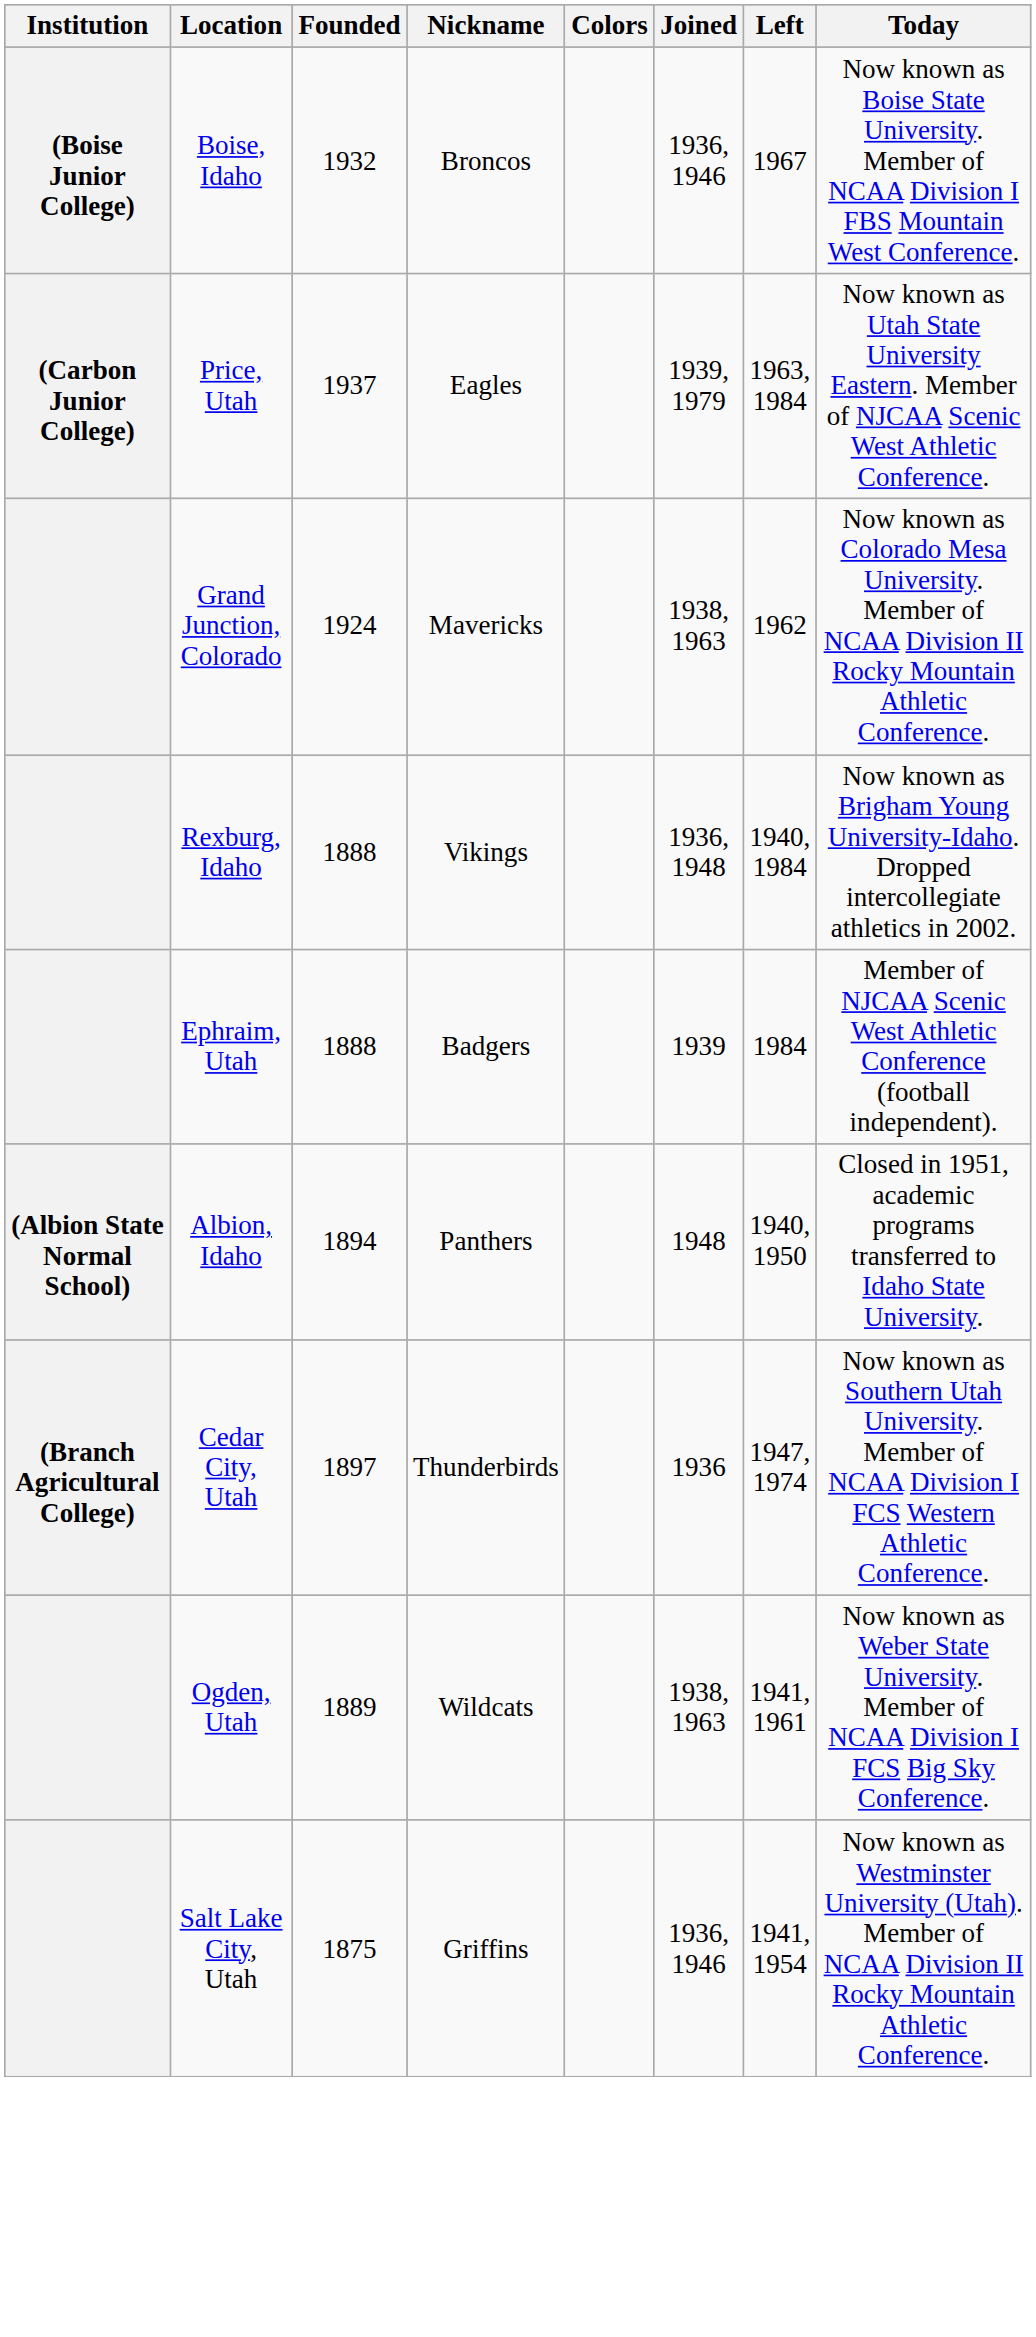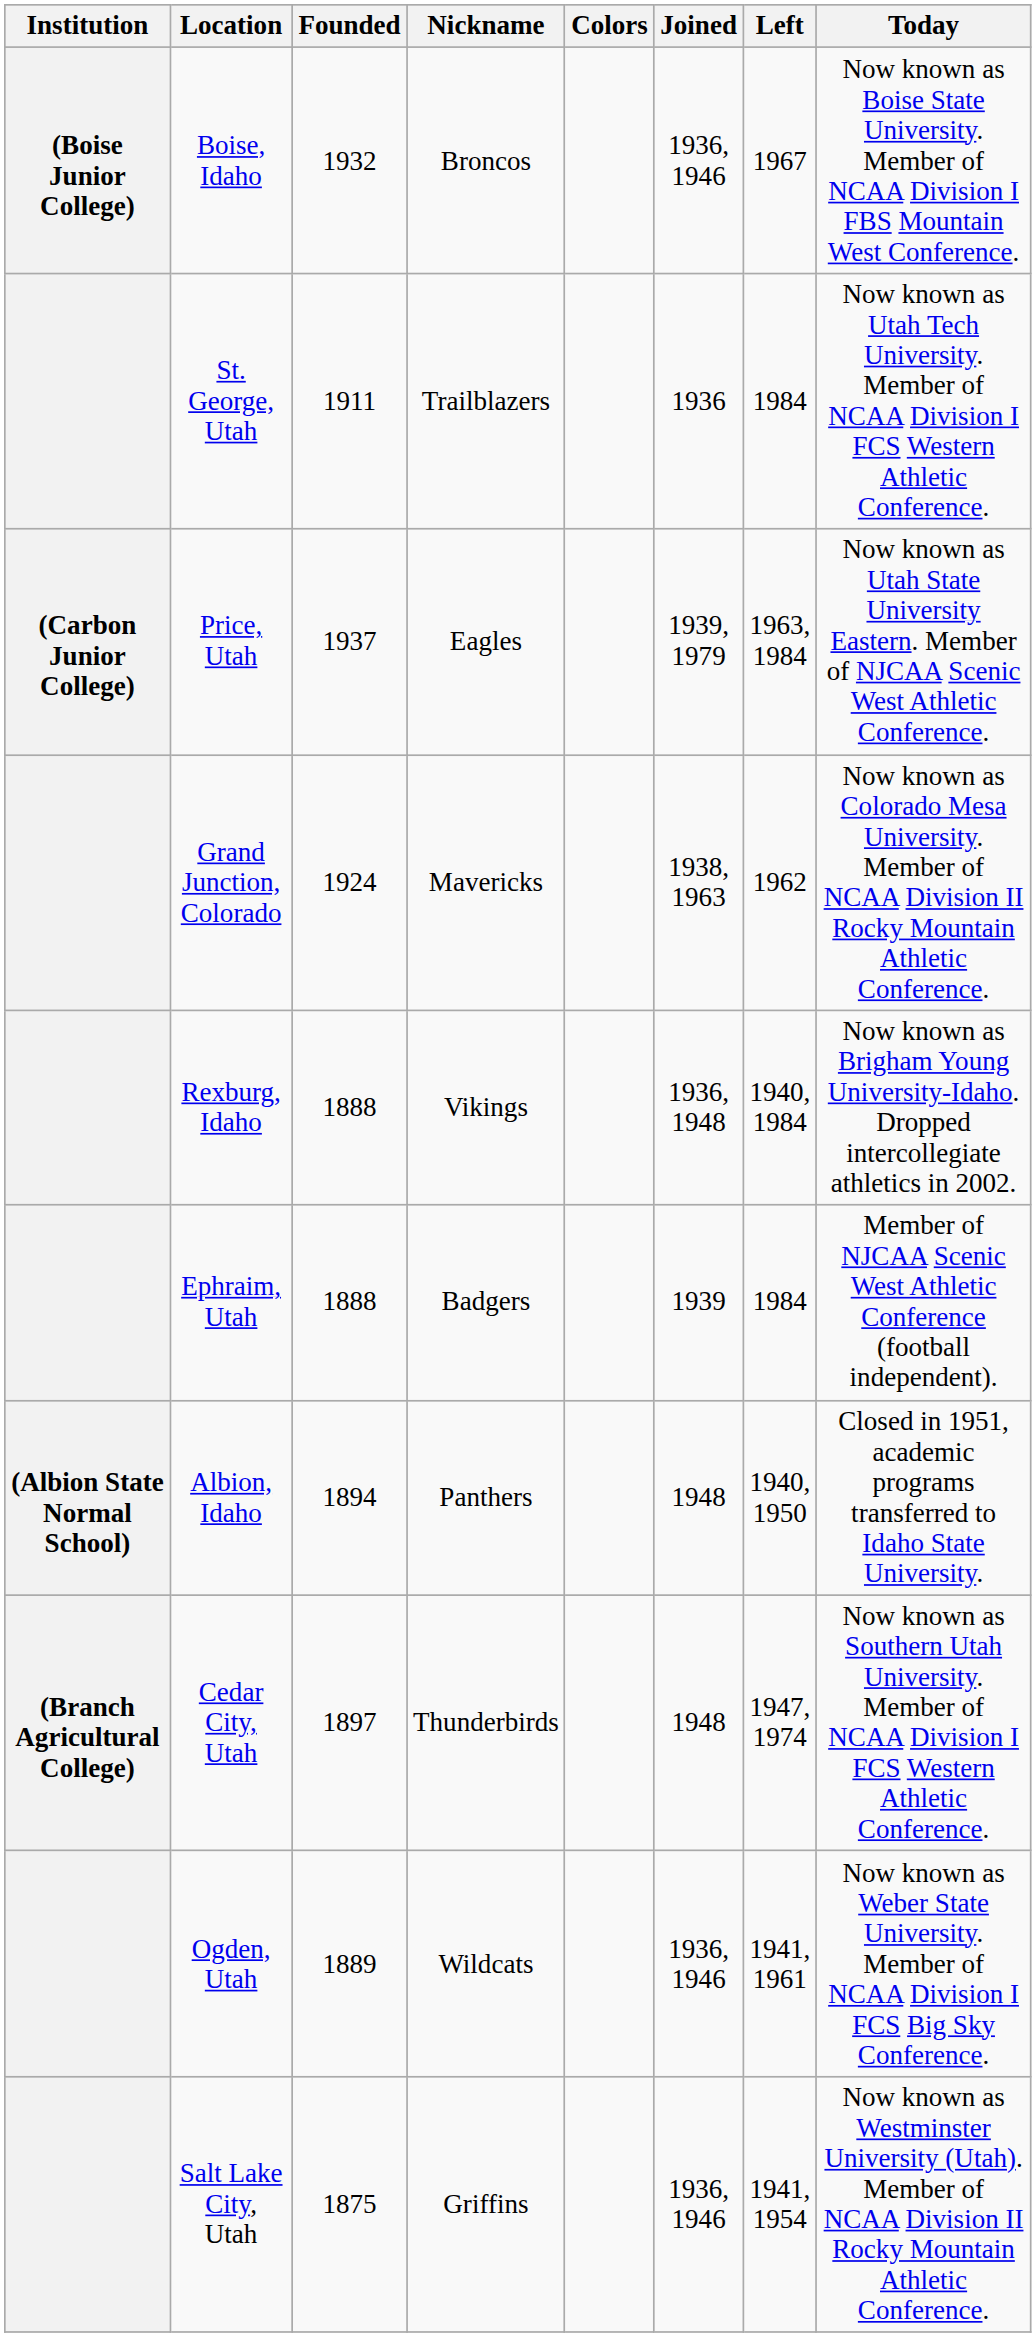+ row: (231, 400)
(699, 1466) 1936 -> (699, 1722) 1948
(699, 1707) 1938, 1963 -> (699, 1963) 1936, 1946
